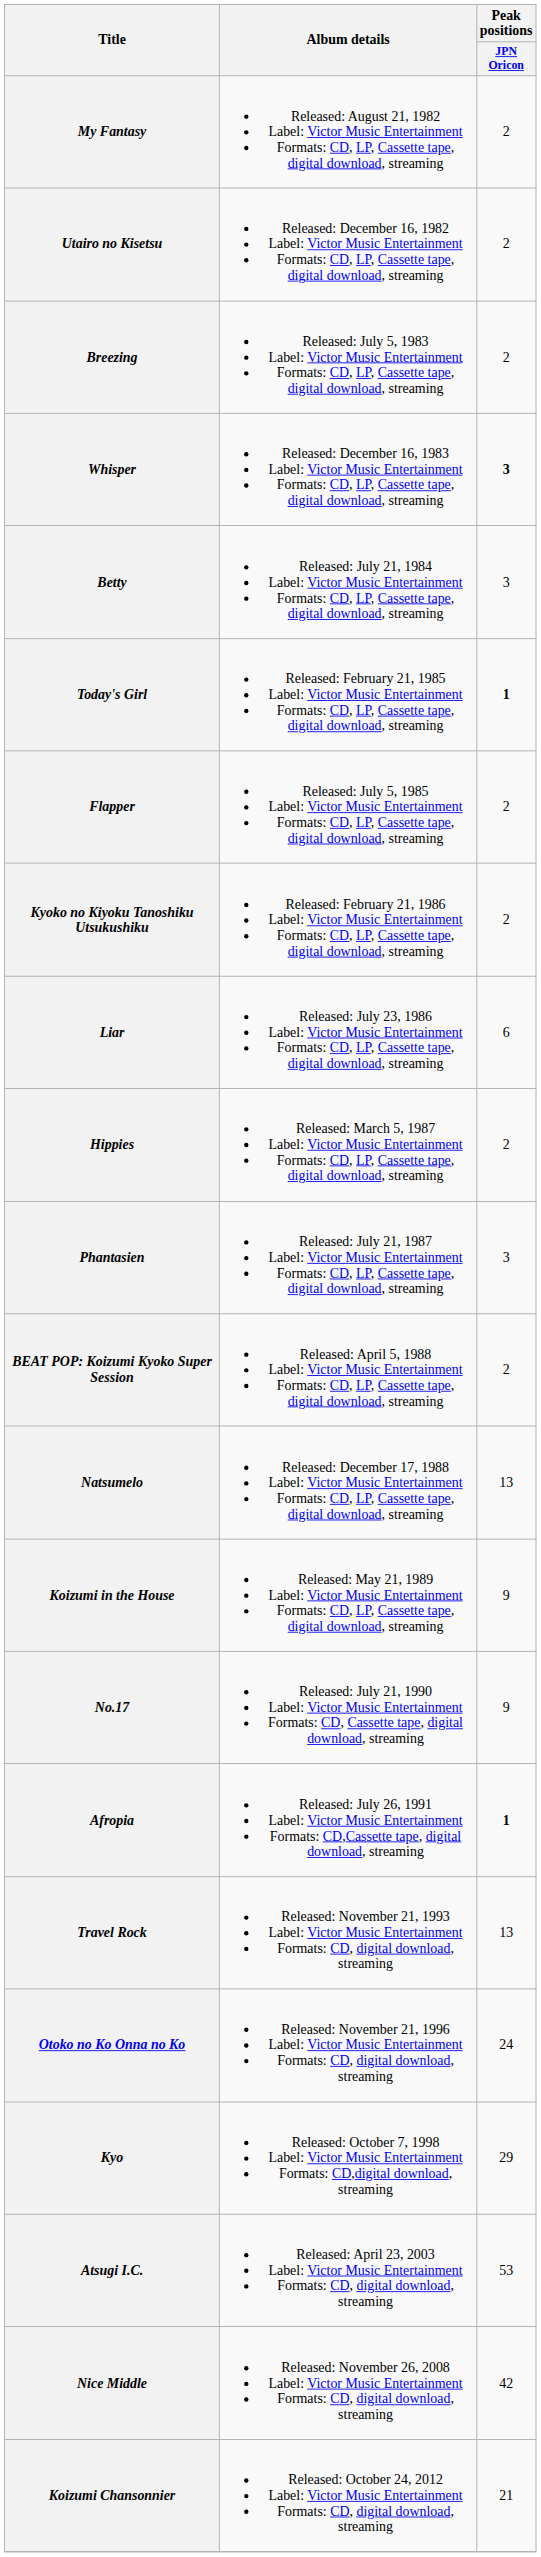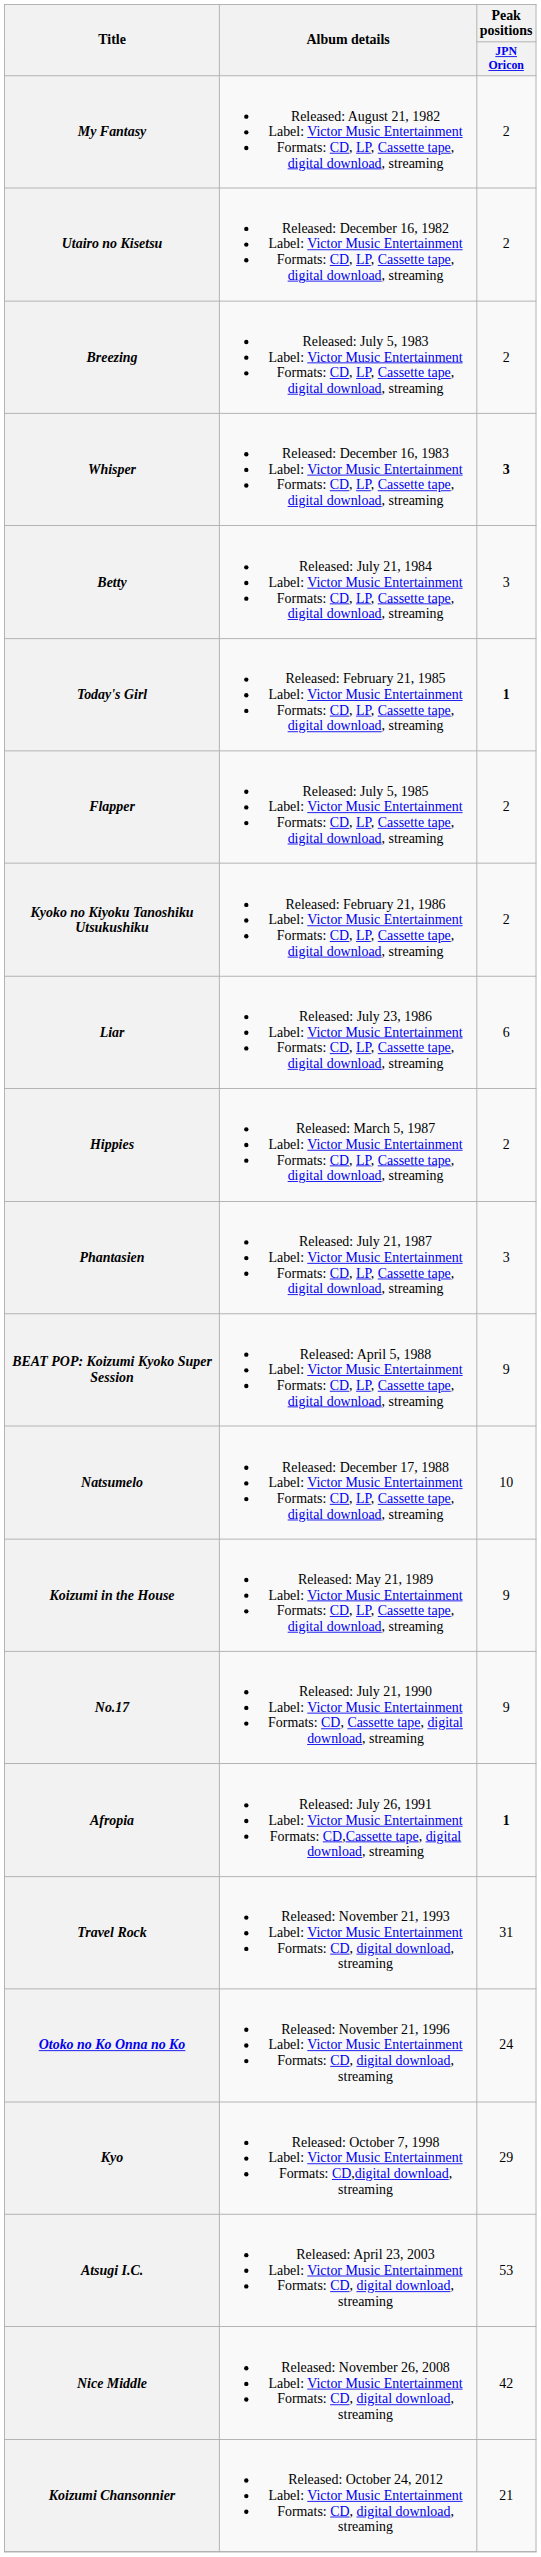(506, 1370) 2 -> (506, 1370) 9
(506, 1482) 13 -> (506, 1482) 10
(506, 1932) 13 -> (506, 1932) 31
